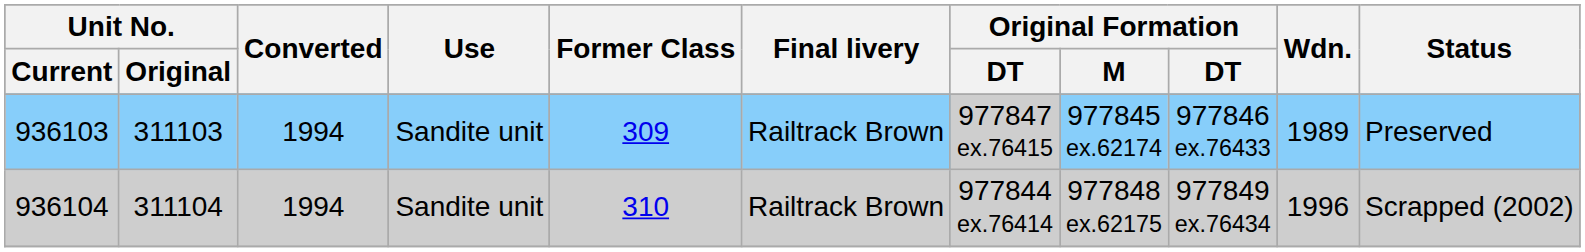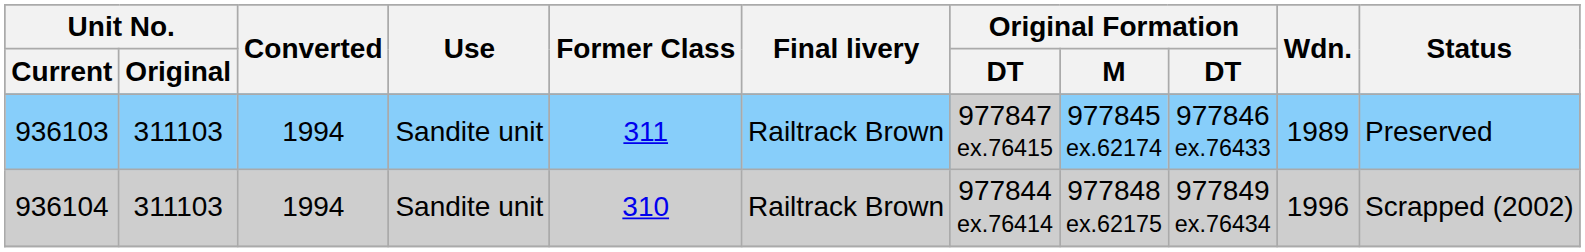(646, 131) 309 -> (646, 131) 311
(178, 207) 311104 -> (178, 207) 311103
